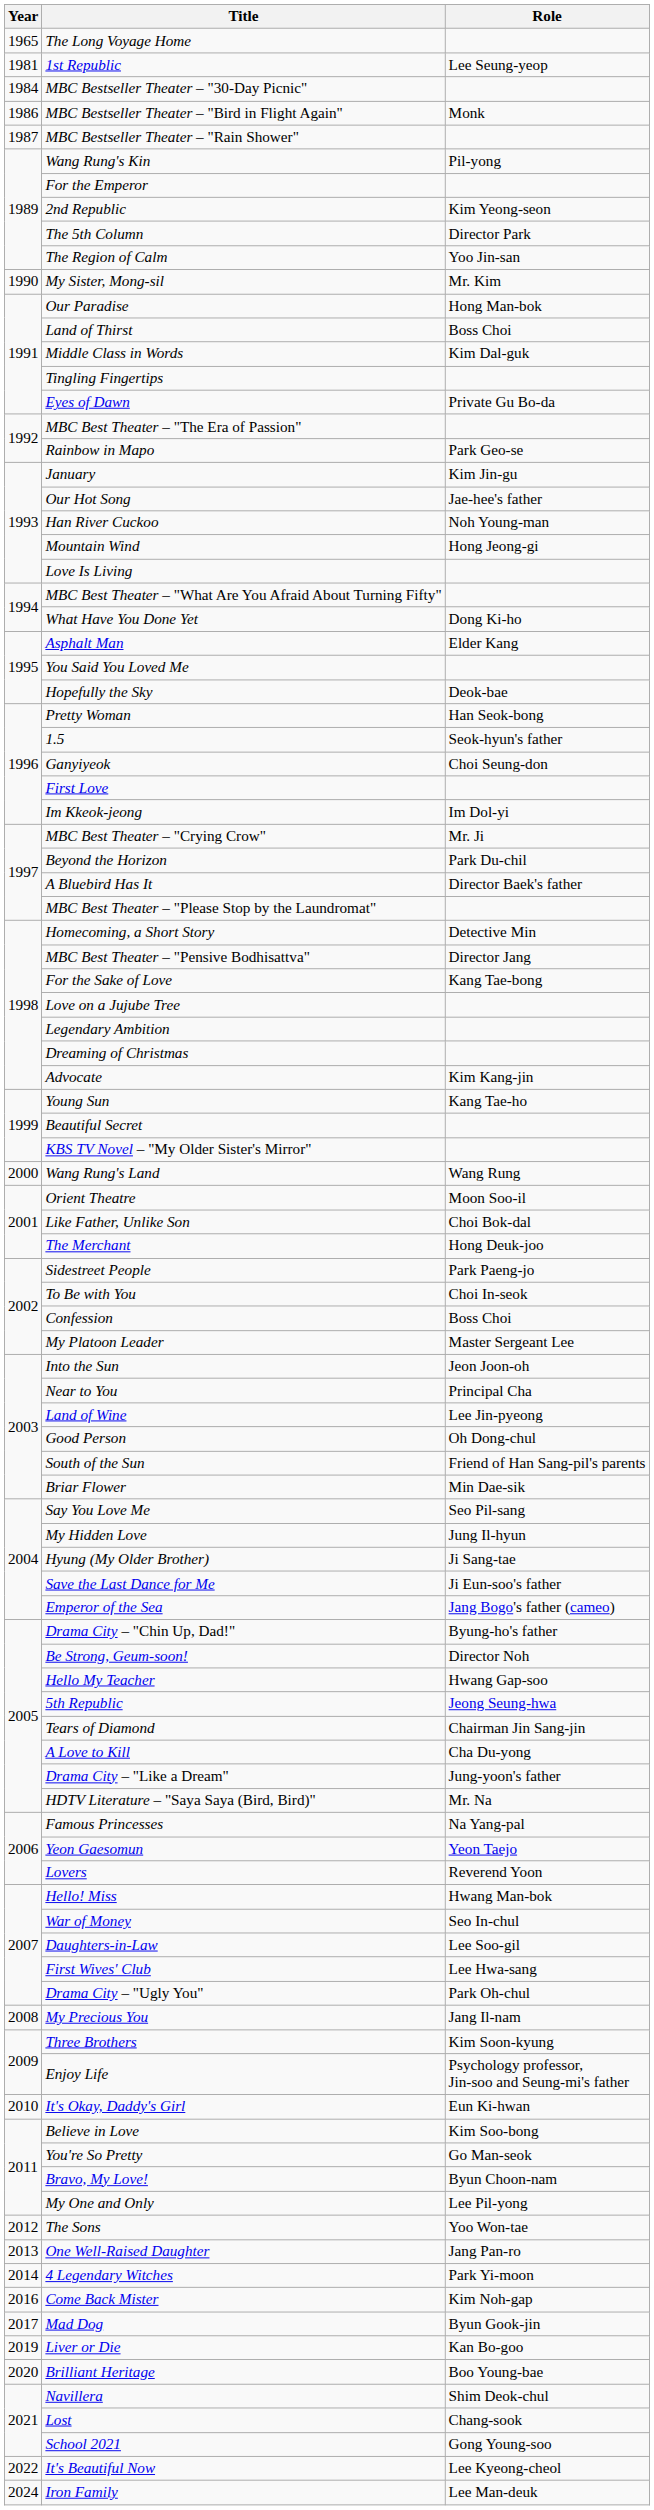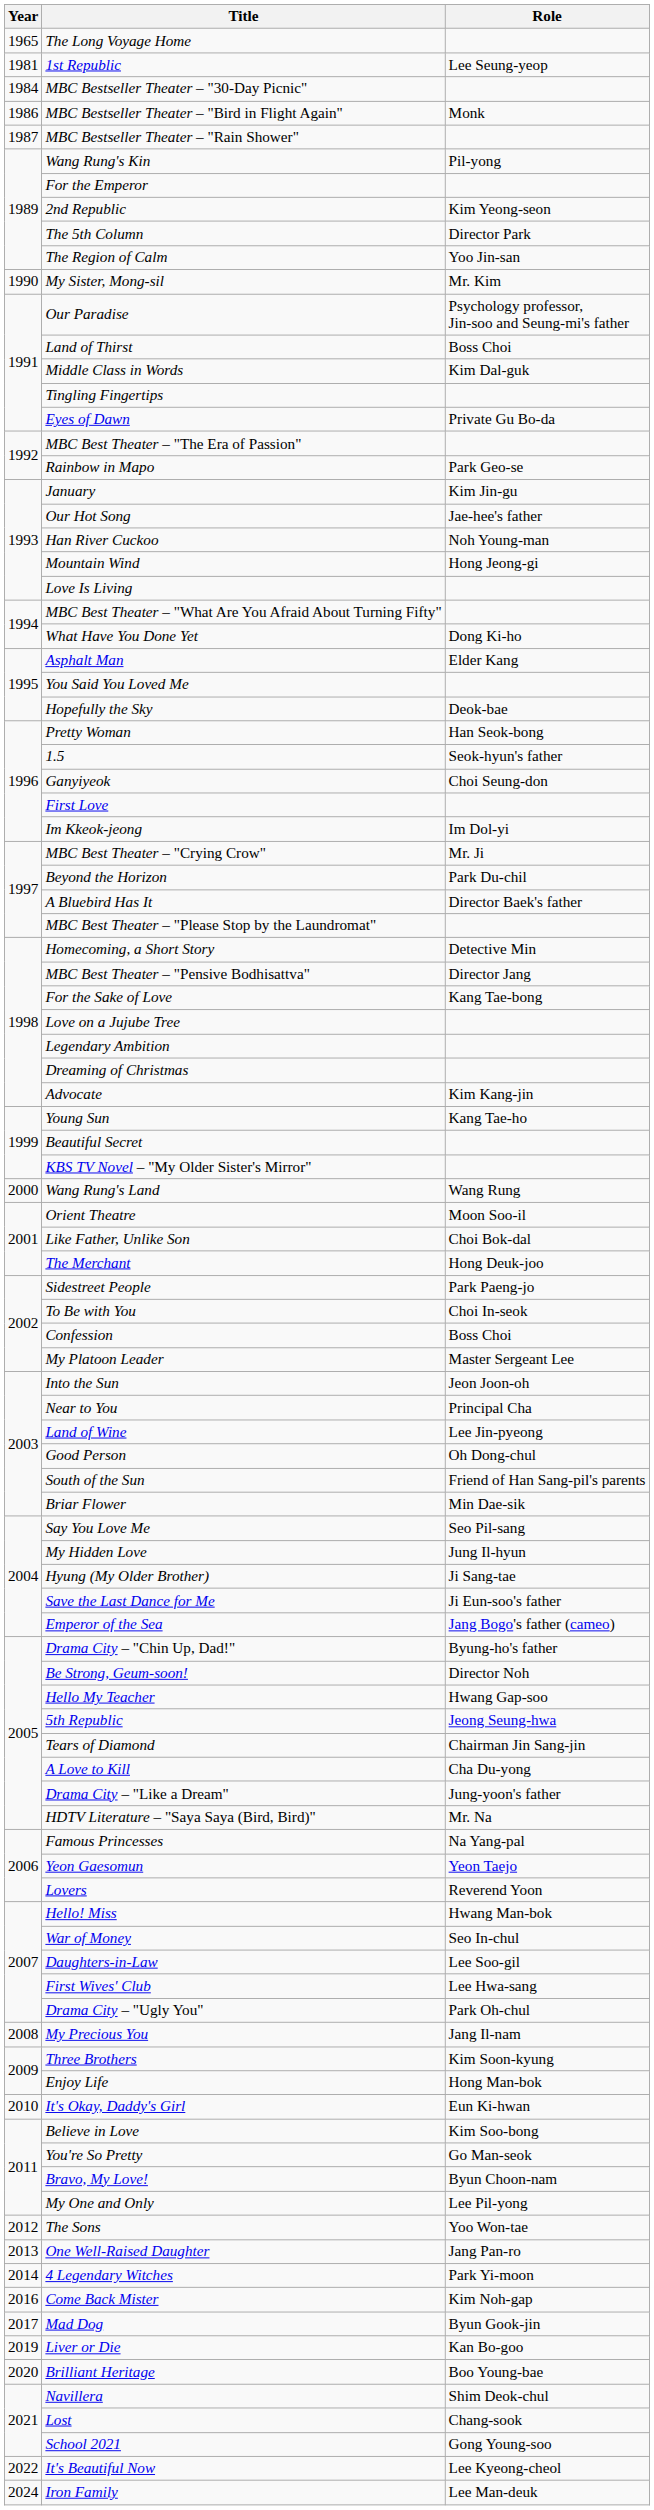(495, 305) Hong Man-bok -> (539, 314) Psychology professor, Jin-soo and Seung-mi's father
(539, 2074) Psychology professor, Jin-soo and Seung-mi's father -> (495, 2082) Hong Man-bok
